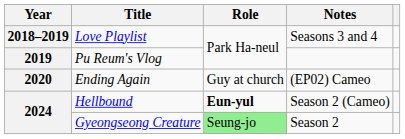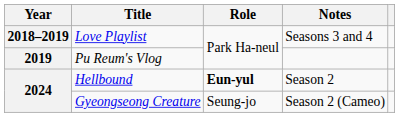- row: (112, 79)
(340, 101) Season 2 (Cameo) -> (310, 79) Season 2
(231, 123) lightgreen background -> (231, 101) no background
(314, 123) Season 2 -> (335, 101) Season 2 (Cameo)
